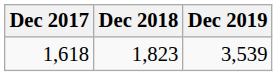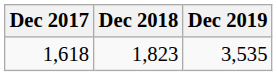(244, 53) 3,539 -> (244, 53) 3,535
